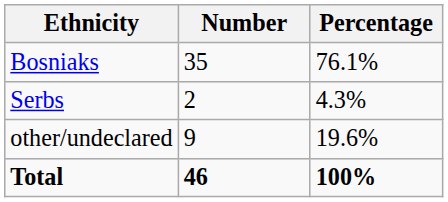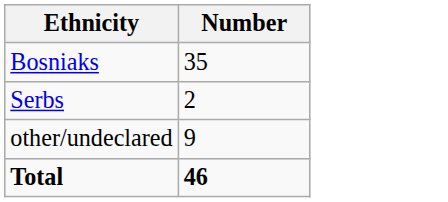- column: (376, 23)
